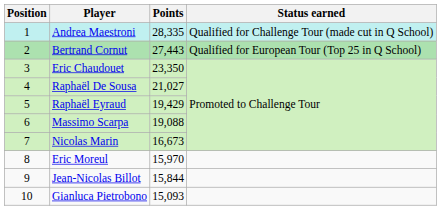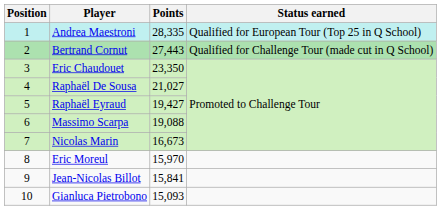(311, 31) Qualified for Challenge Tour (made cut in Q School) -> (305, 31) Qualified for European Tour (Top 25 in Q School)
(305, 50) Qualified for European Tour (Top 25 in Q School) -> (311, 50) Qualified for Challenge Tour (made cut in Q School)
(168, 104) 19,429 -> (168, 104) 19,427
(168, 178) 15,844 -> (168, 178) 15,841
